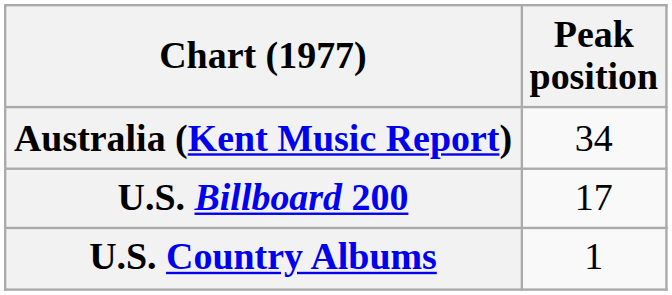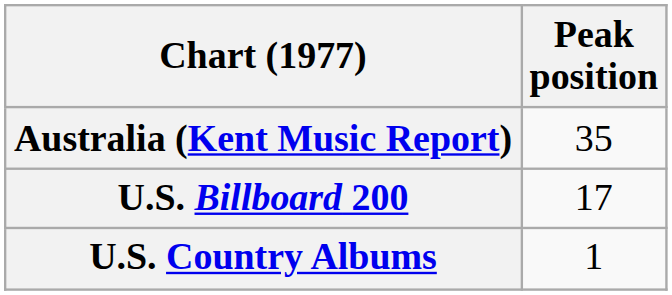(594, 137) 34 -> (594, 137) 35
